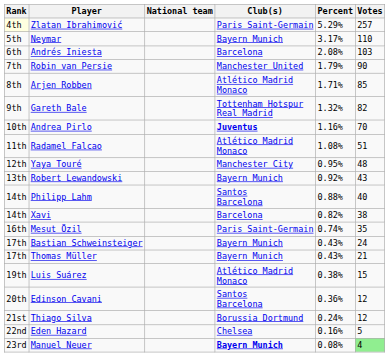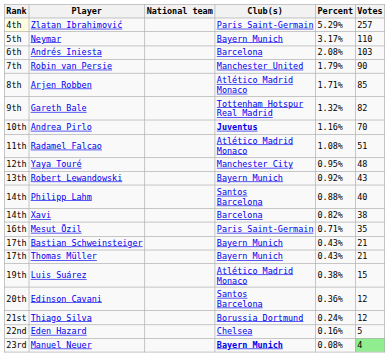(330, 229) 0.74% -> (330, 229) 0.71%
(362, 243) 24 -> (362, 243) 21
